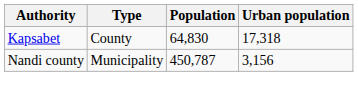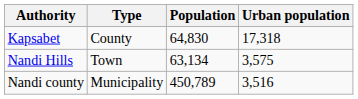+ row: (40, 60)
(193, 60) 450,787 -> (193, 82) 450,789
(258, 60) 3,156 -> (258, 82) 3,516
